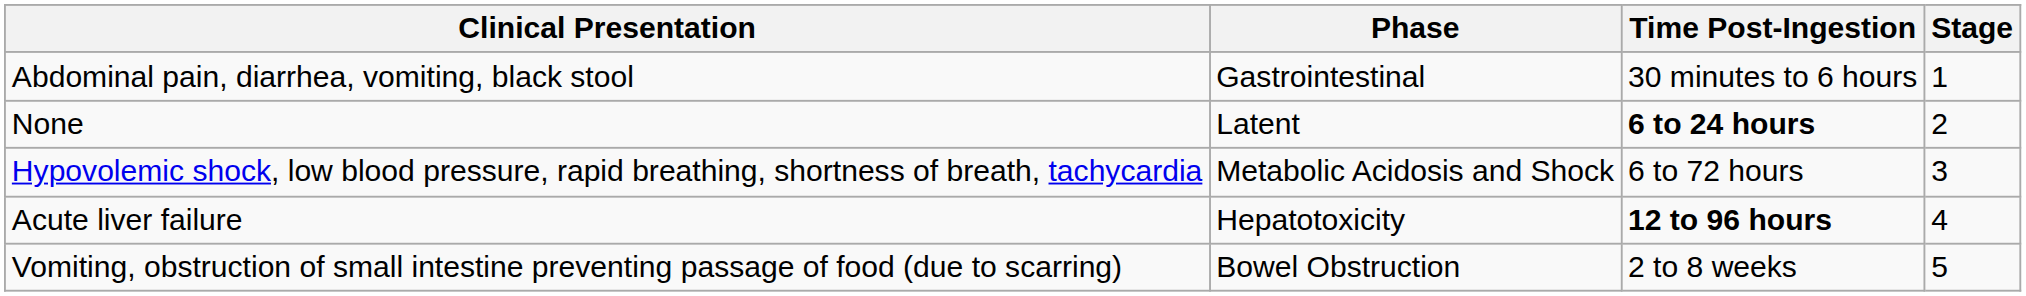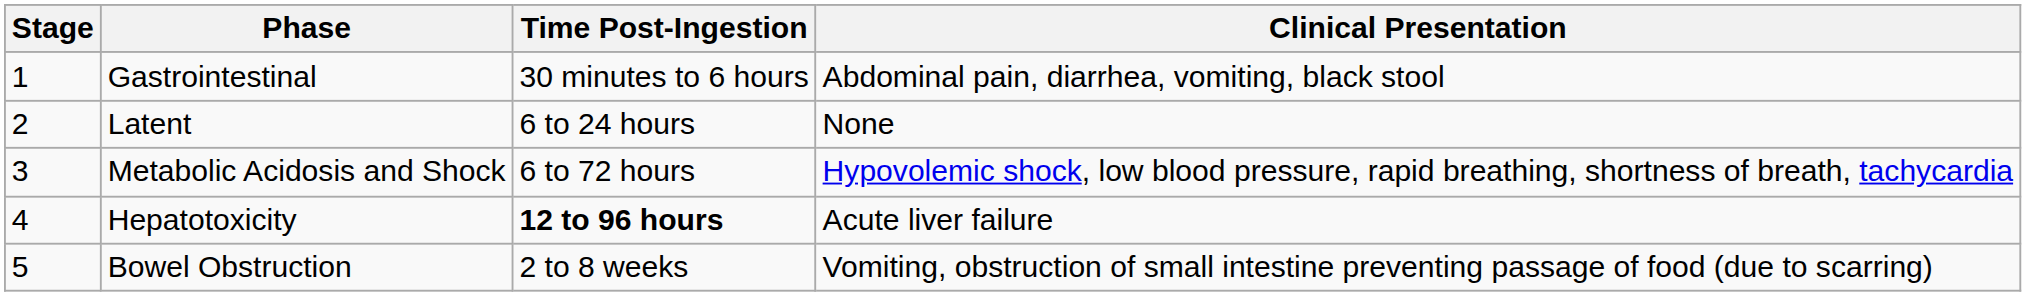columns swapped: (1972, 28) <-> (607, 28)
(1722, 123) bold -> (607, 123) normal
